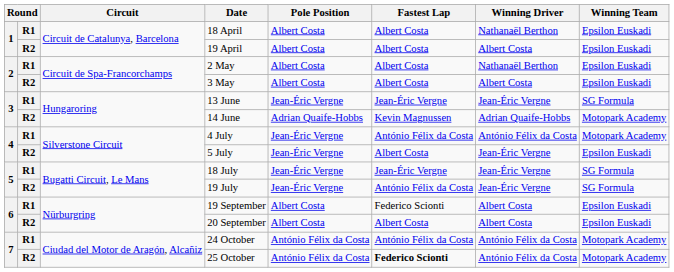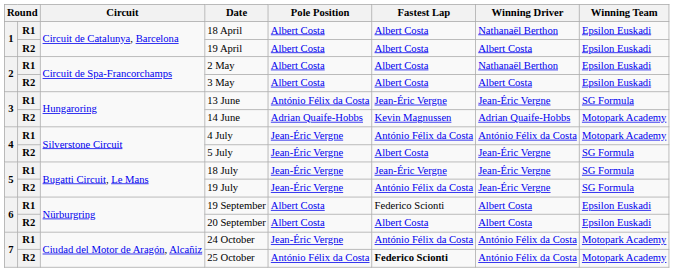(307, 100) Jean-Éric Vergne -> (320, 100) António Félix da Costa
(617, 152) Epsilon Euskadi -> (608, 152) SG Formula
(320, 240) António Félix da Costa -> (307, 240) Jean-Éric Vergne
